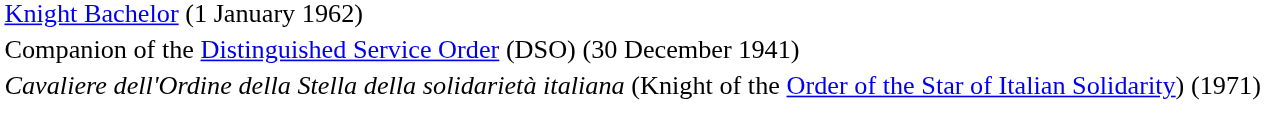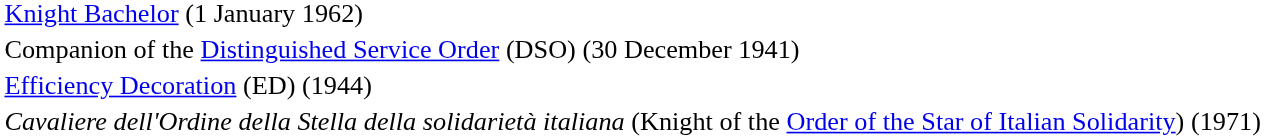+ row: (188, 85)
